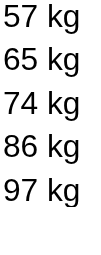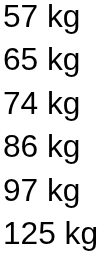+ row: (51, 234)
